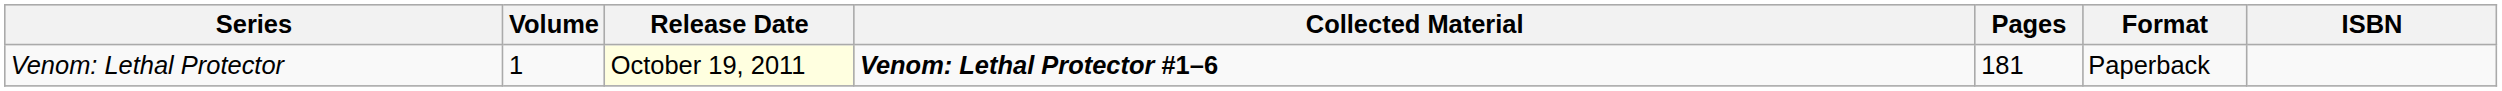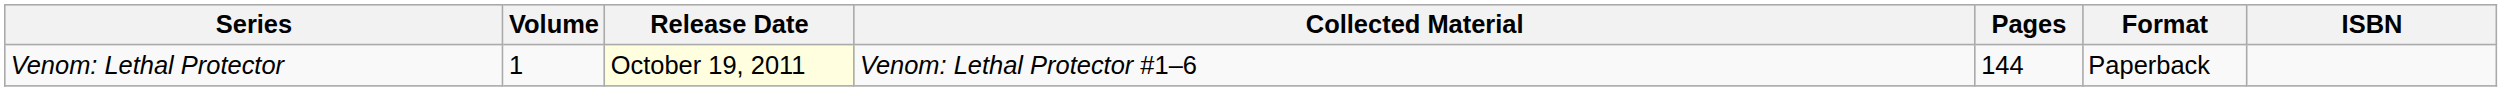(1039, 65) bold -> (1028, 65) normal
(2002, 65) 181 -> (2002, 65) 144
